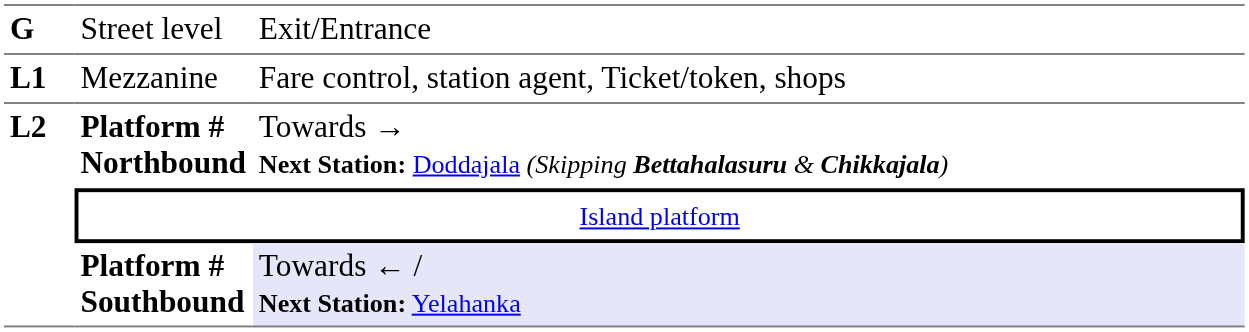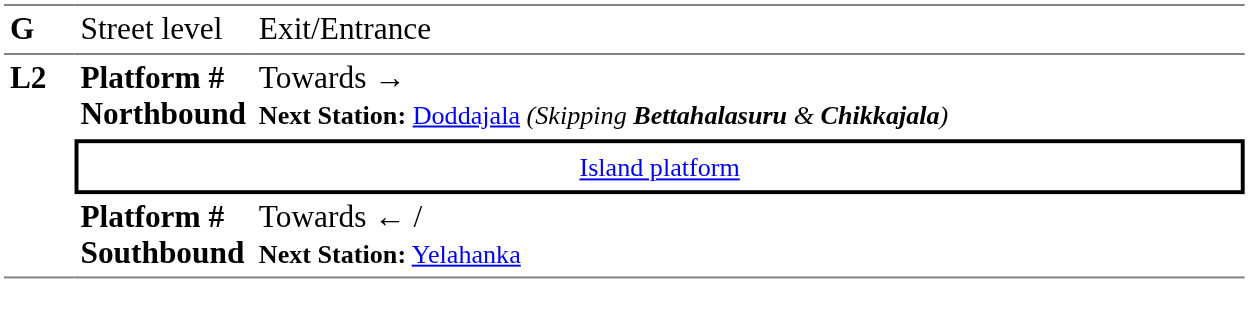- row: (149, 78)
(390, 283) lavender background -> (390, 234) no background
